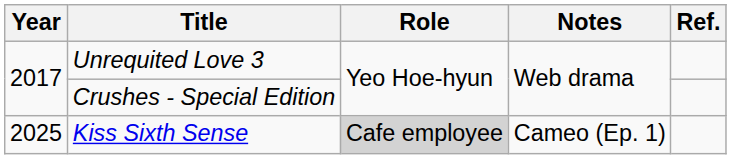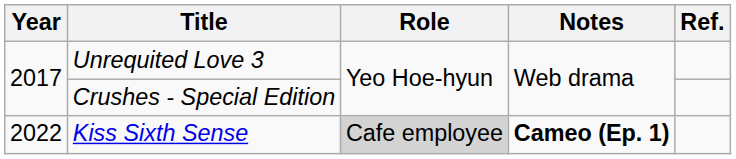(36, 134) 2025 -> (36, 134) 2022
(590, 134) normal -> (592, 134) bold
